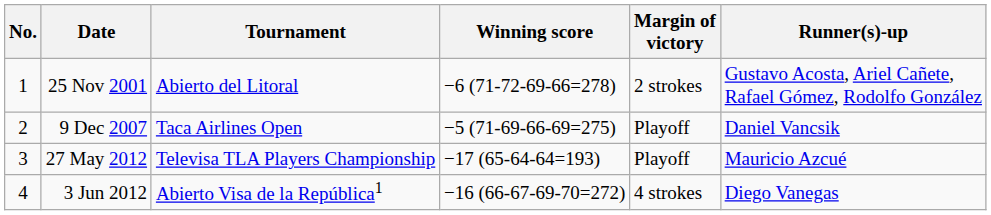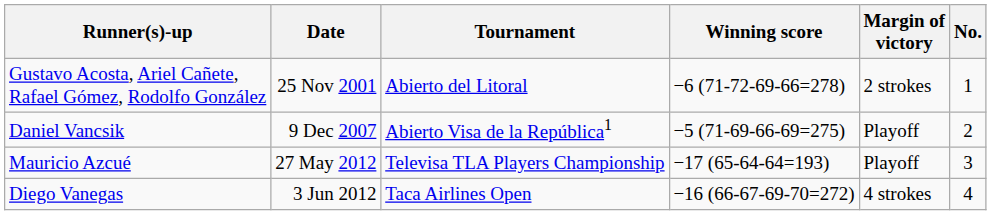columns swapped: (23, 31) <-> (853, 31)
(229, 128) Taca Airlines Open -> (499, 129) Abierto Visa de la República1
(269, 192) Abierto Visa de la República1 -> (458, 194) Taca Airlines Open
